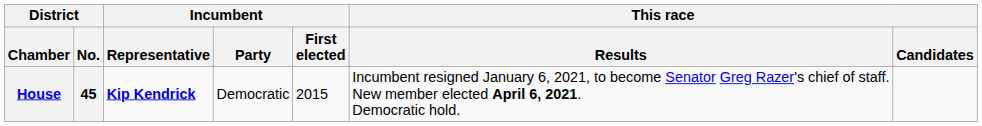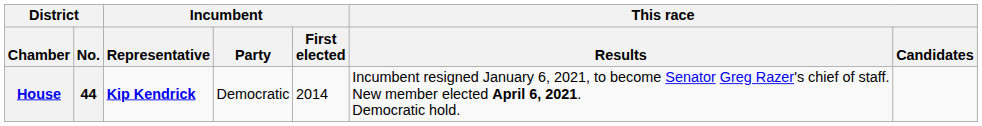(88, 93) 45 -> (88, 93) 44
(312, 93) 2015 -> (312, 93) 2014
